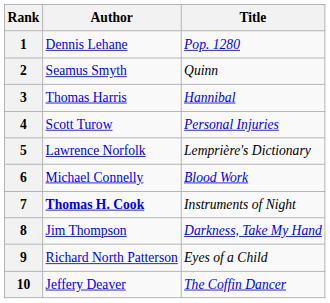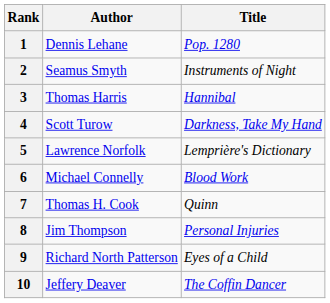(201, 71) Quinn -> (240, 71) Instruments of Night
(231, 124) Personal Injuries -> (253, 124) Darkness, Take My Hand
(95, 204) bold -> (92, 204) normal
(240, 204) Instruments of Night -> (201, 204) Quinn
(253, 231) Darkness, Take My Hand -> (231, 231) Personal Injuries
